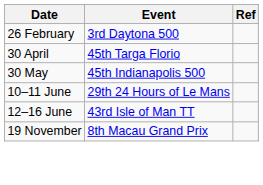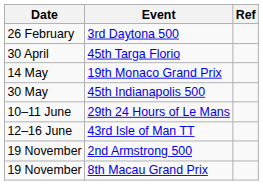+ row: (155, 72)
+ row: (140, 150)
